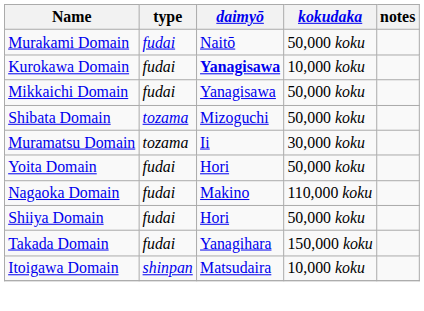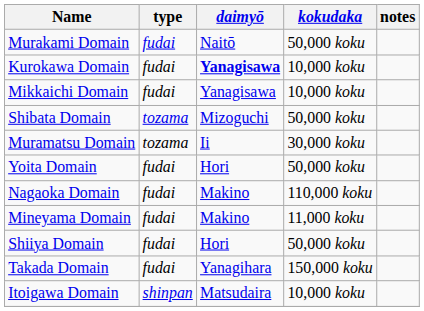(326, 92) 50,000 koku -> (326, 92) 10,000 koku
+ row: (70, 218)
